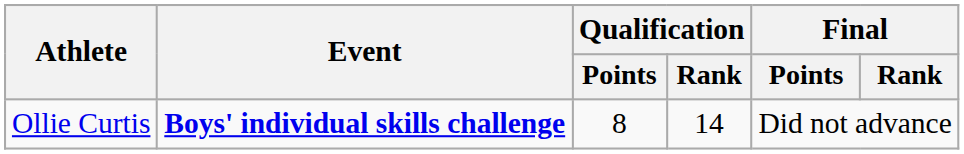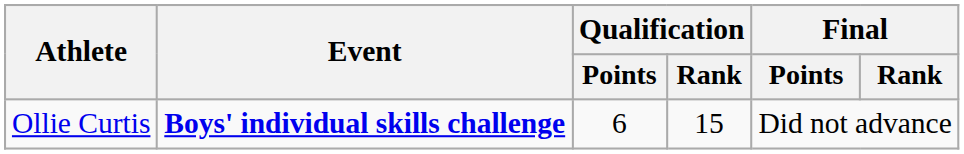(619, 123) 8 -> (619, 123) 6
(709, 123) 14 -> (709, 123) 15
